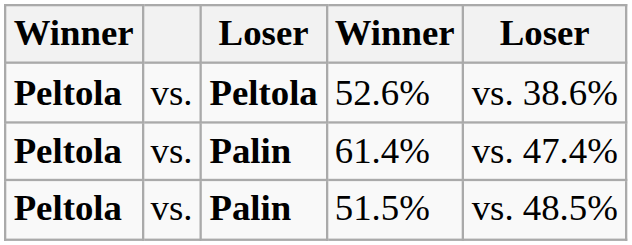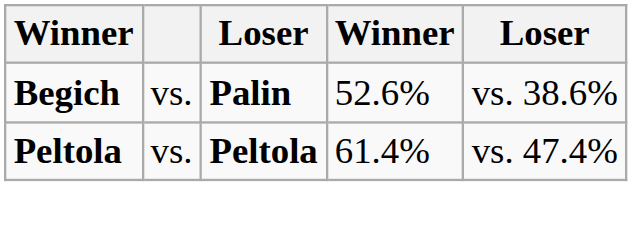(68, 92) Peltola -> (67, 92) Begich
(264, 92) Peltola -> (250, 92) Palin
(250, 150) Palin -> (264, 150) Peltola
- row: (382, 208)
